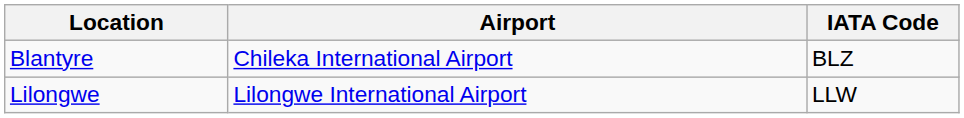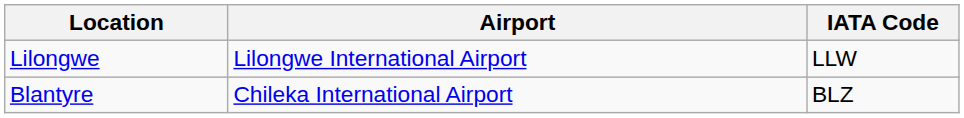rows swapped: (52, 58) <-> (55, 94)
